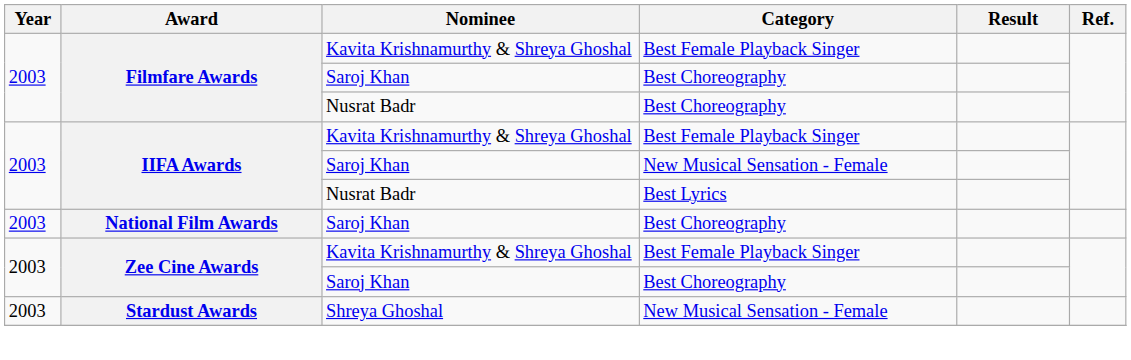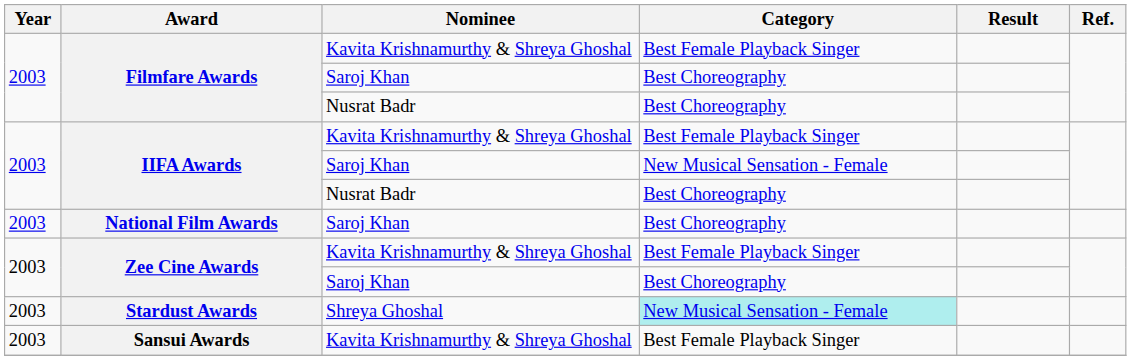(685, 194) Best Lyrics -> (715, 194) Best Choreography
(765, 310) no background -> (765, 310) paleturquoise background
+ row: (192, 340)
